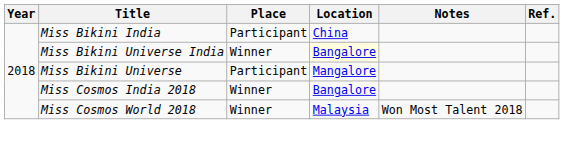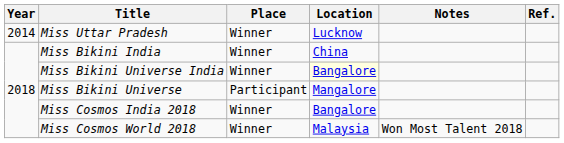+ row: (104, 33)
(268, 33) Participant -> (251, 52) Winner
